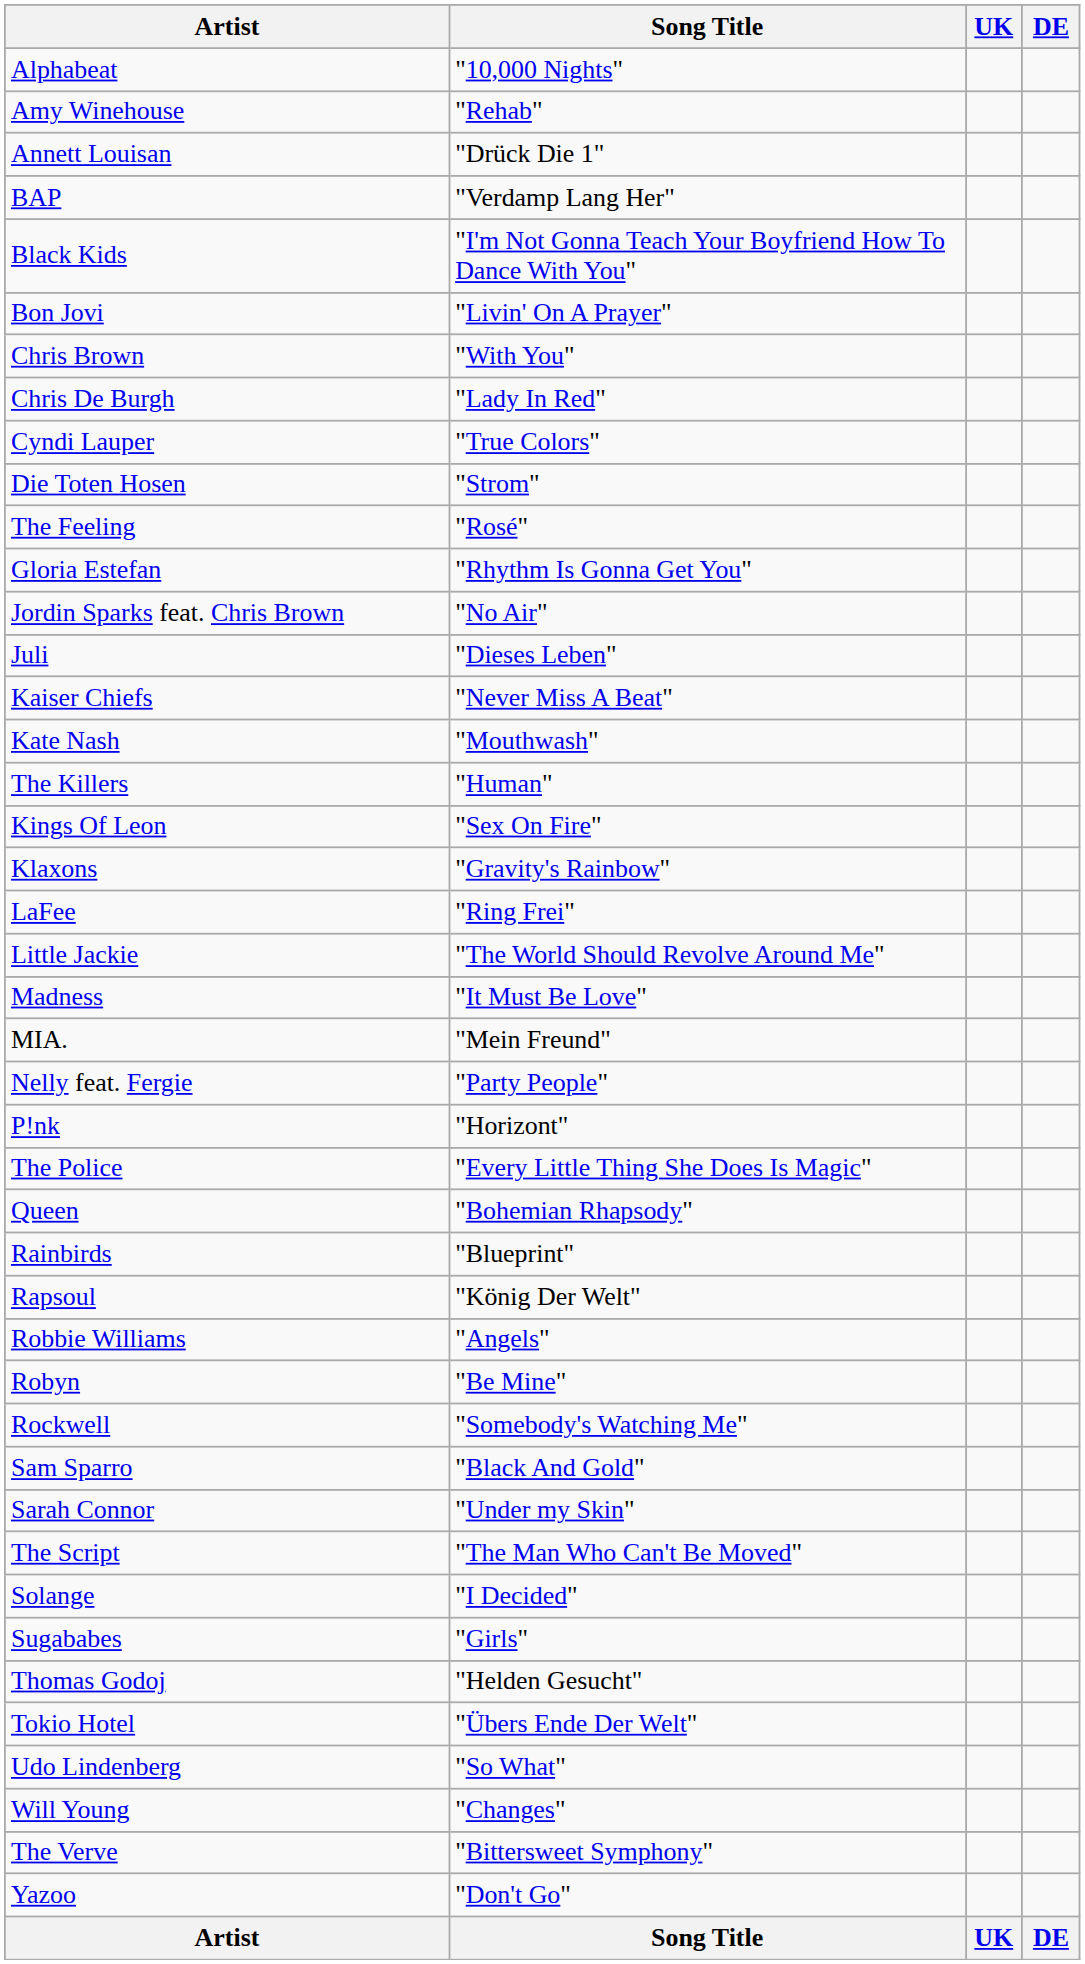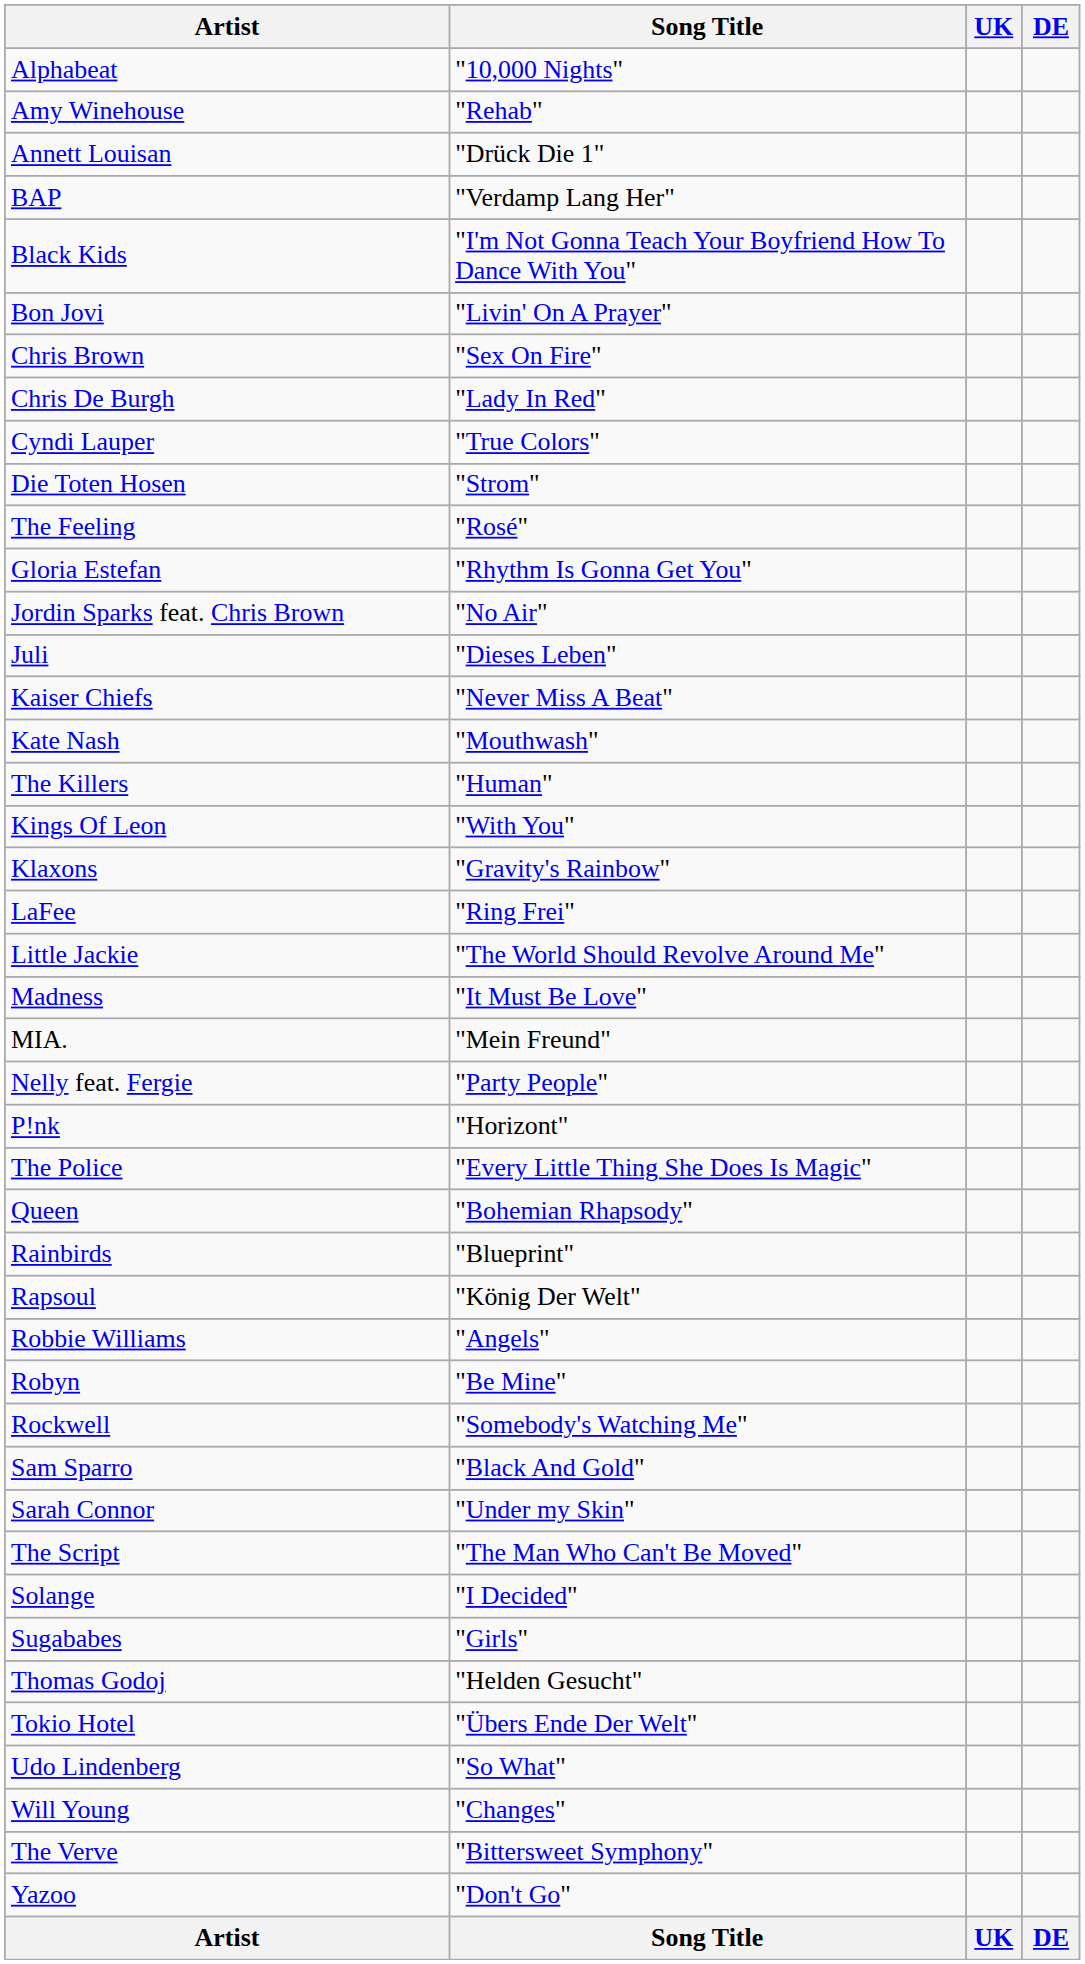(515, 355) "With You" -> (528, 355) "Sex On Fire"
(528, 825) "Sex On Fire" -> (515, 825) "With You"
